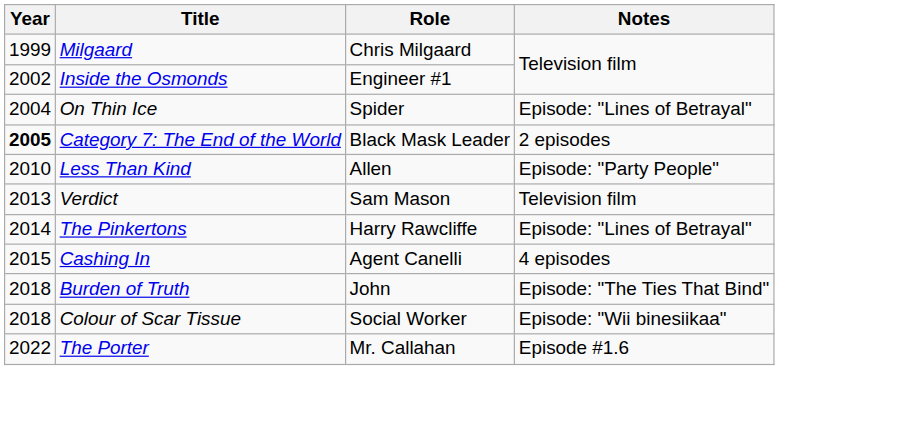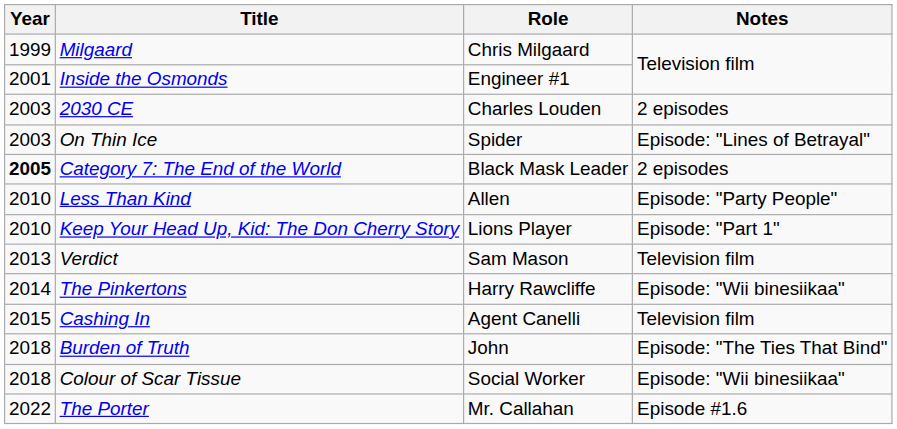(30, 79) 2002 -> (30, 79) 2001
+ row: (96, 109)
(30, 109) 2004 -> (30, 139) 2003
+ row: (259, 229)
(635, 229) Episode: "Lines of Betrayal" -> (741, 288) Episode: "Wii binesiikaa"
(565, 259) 4 episodes -> (696, 318) Television film
